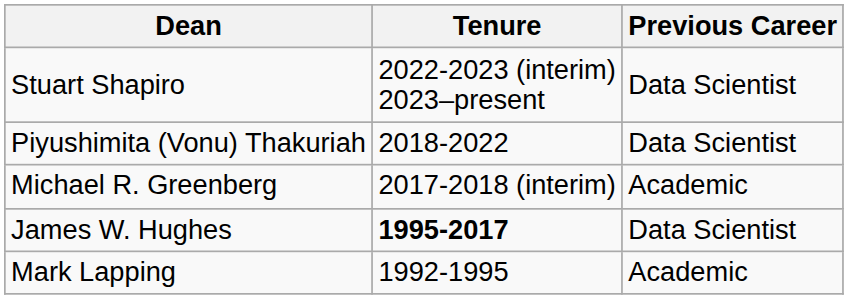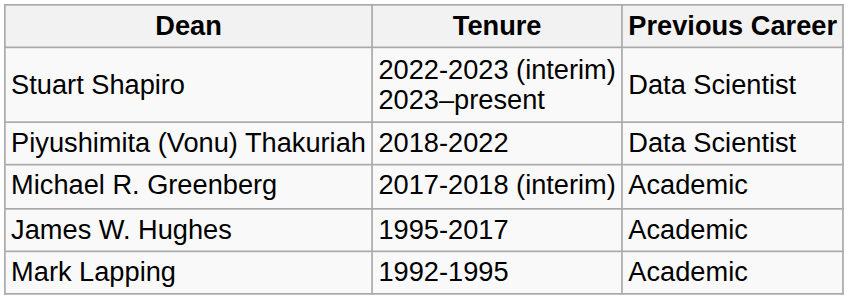(443, 229) bold -> (443, 229) normal
(712, 229) Data Scientist -> (688, 229) Academic
